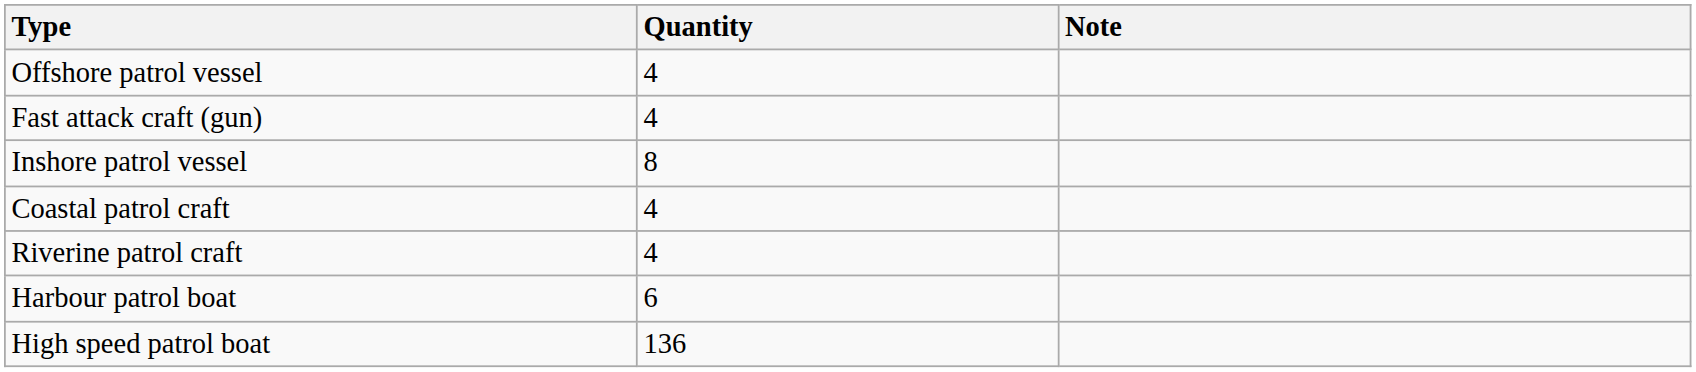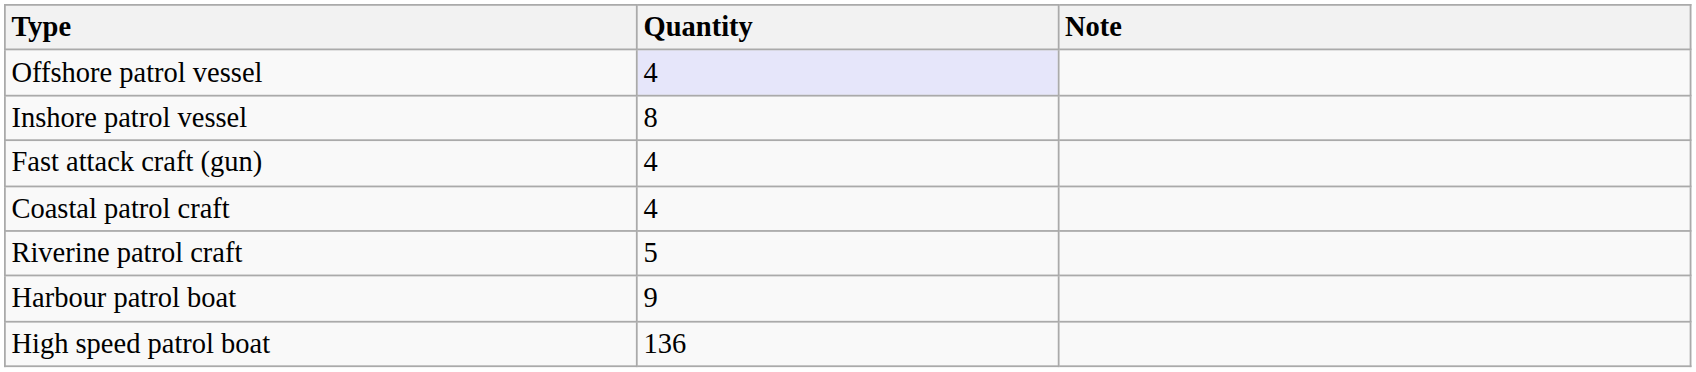(651, 72) no background -> (651, 72) lavender background
rows swapped: (129, 162) <-> (137, 117)
(651, 252) 4 -> (651, 252) 5
(651, 298) 6 -> (651, 298) 9
